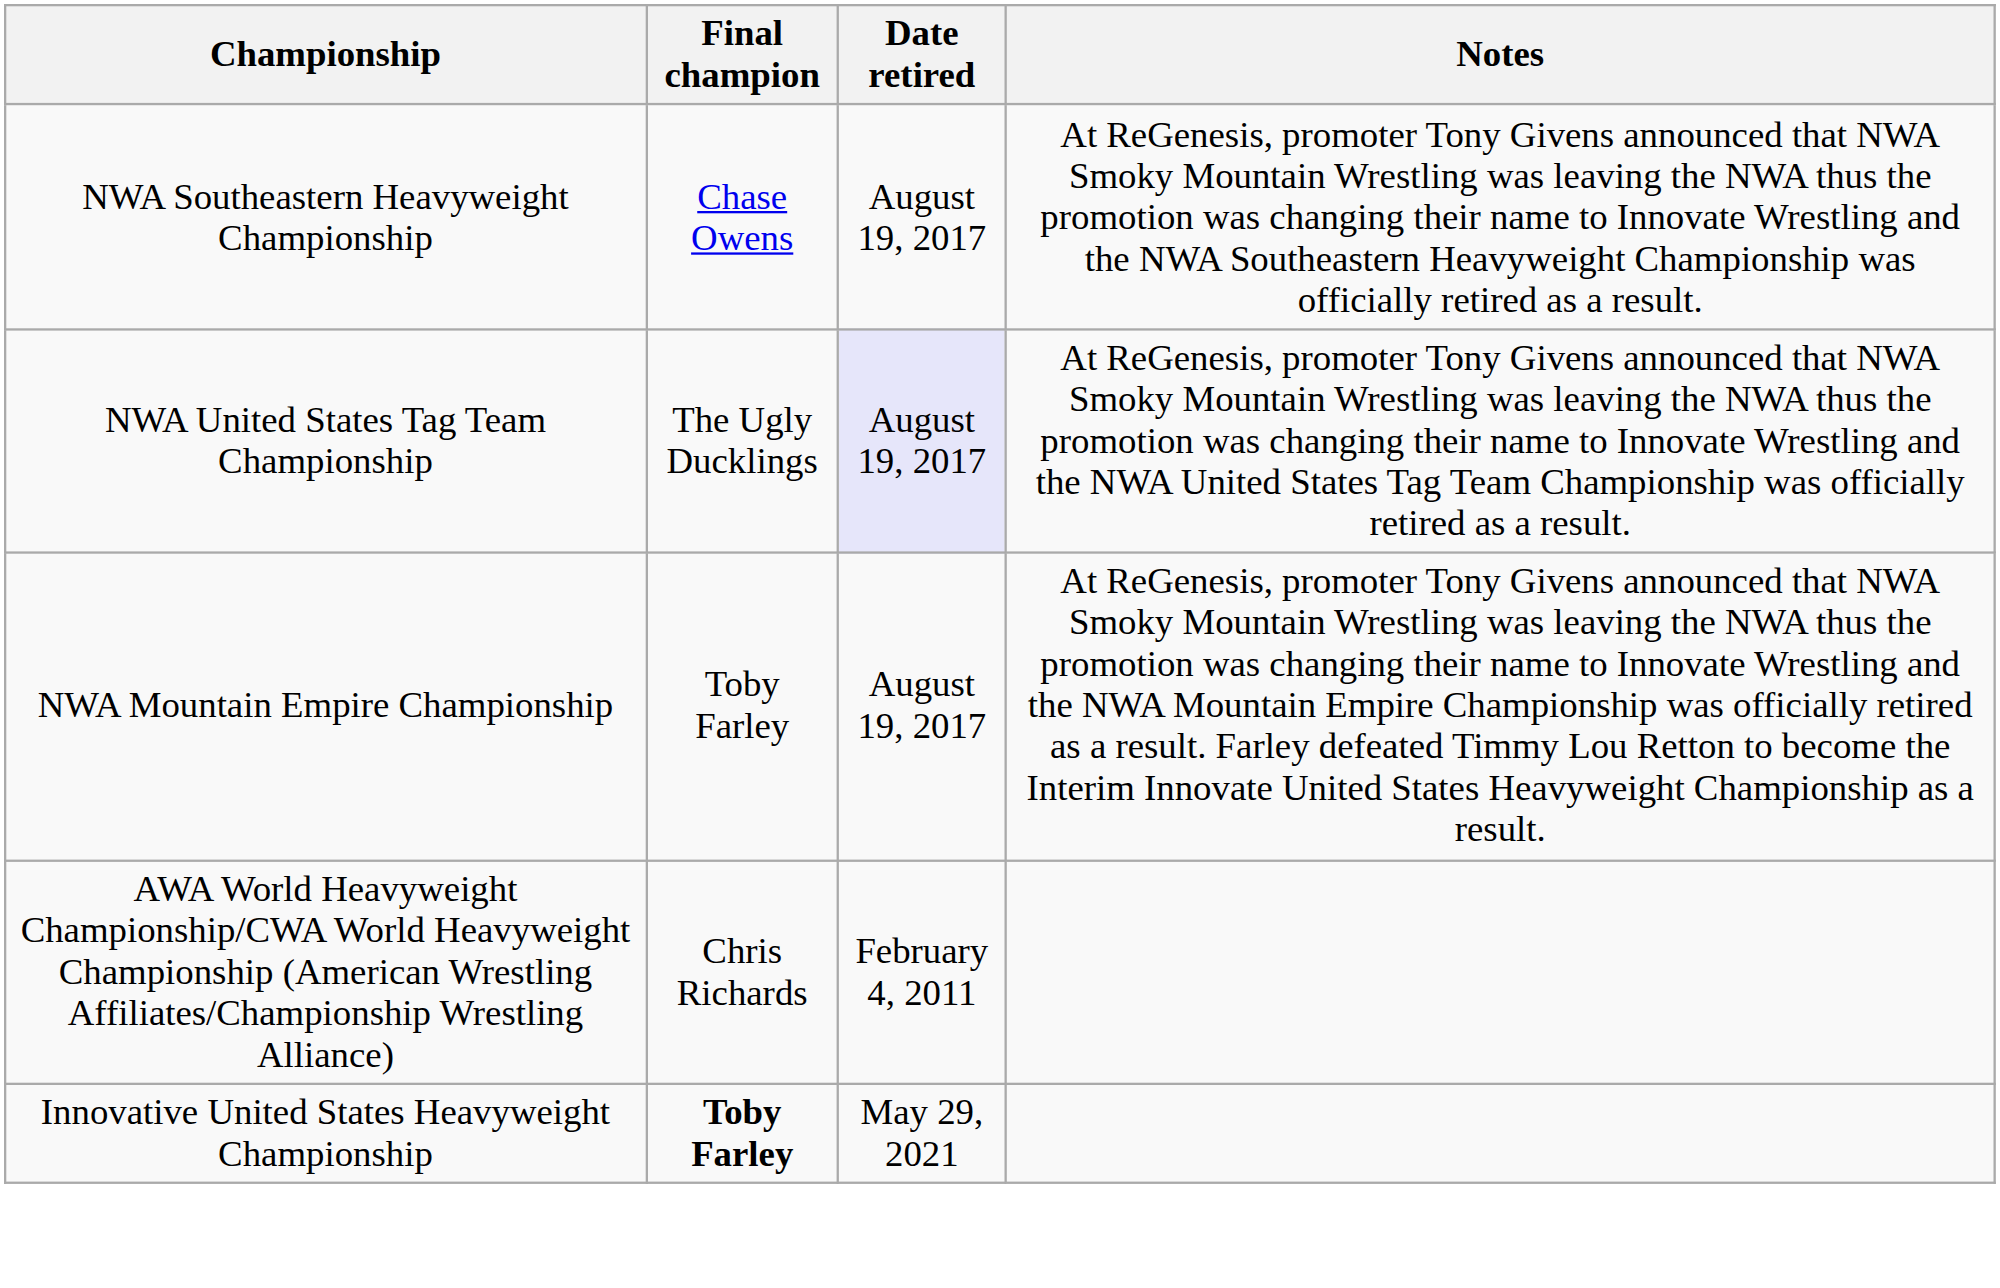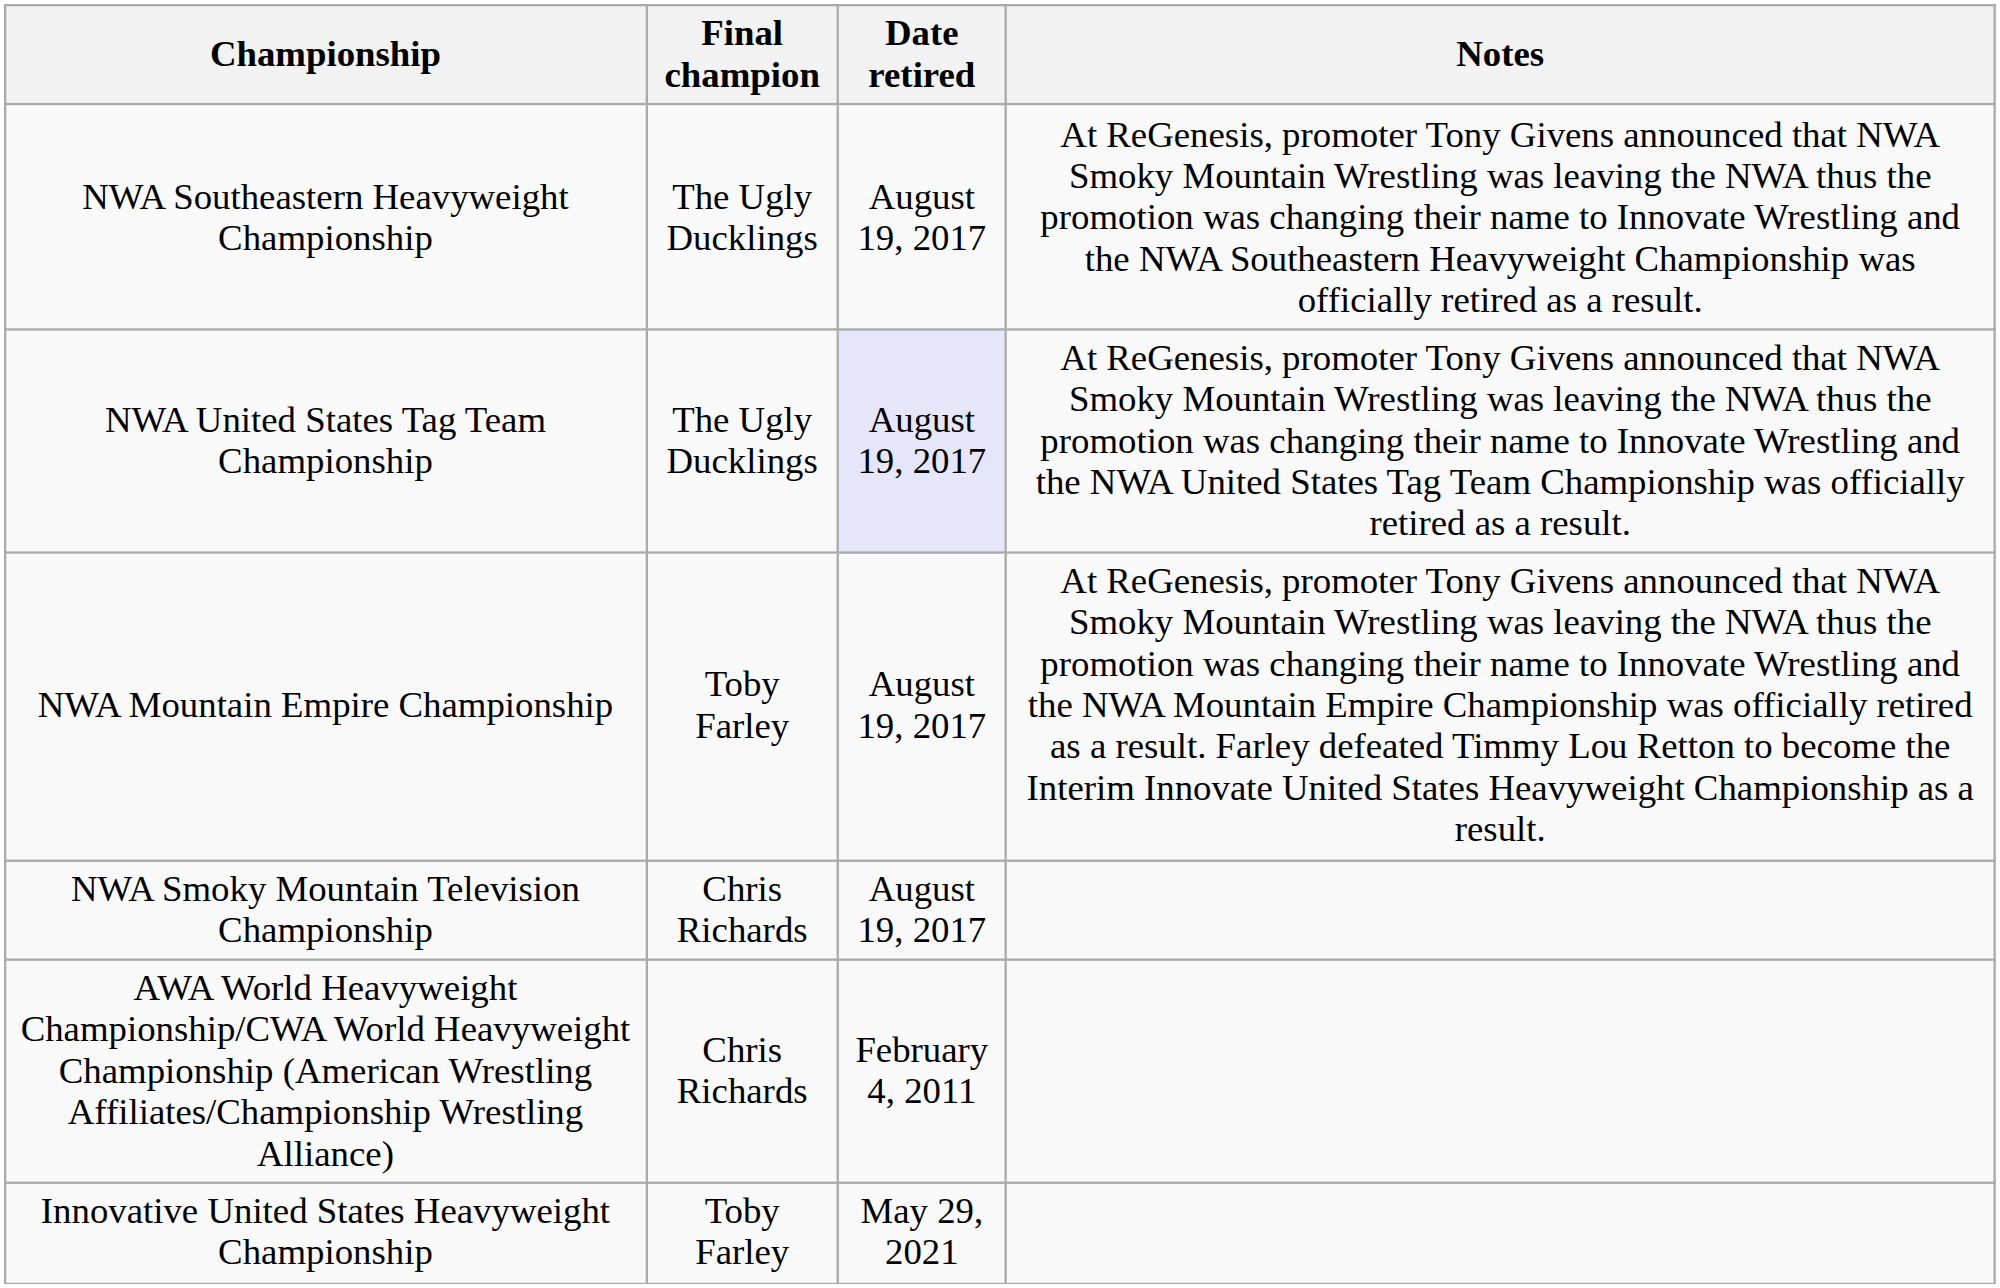(742, 216) Chase Owens -> (742, 216) The Ugly Ducklings
+ row: (325, 908)
(742, 1132) bold -> (742, 1232) normal
